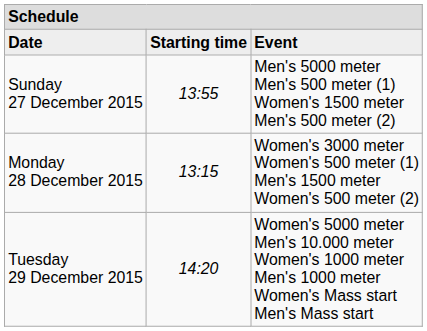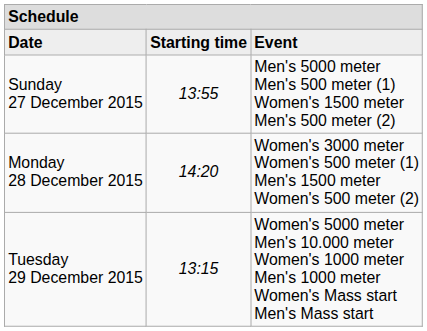(199, 172) 13:15 -> (199, 172) 14:20
(199, 269) 14:20 -> (199, 269) 13:15
